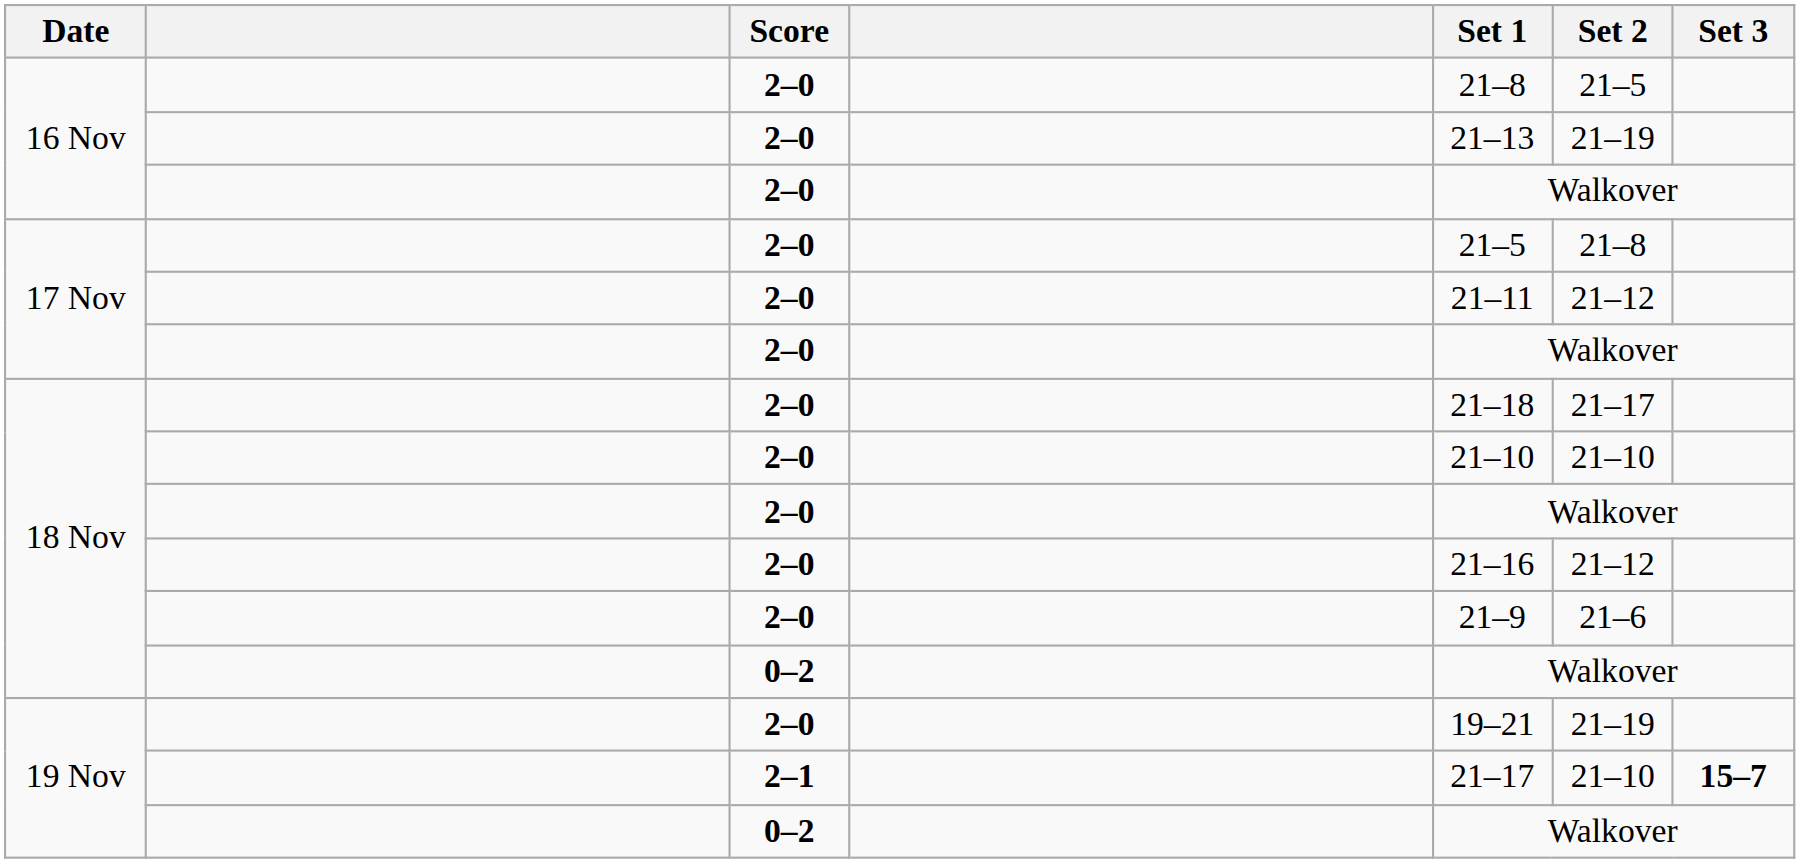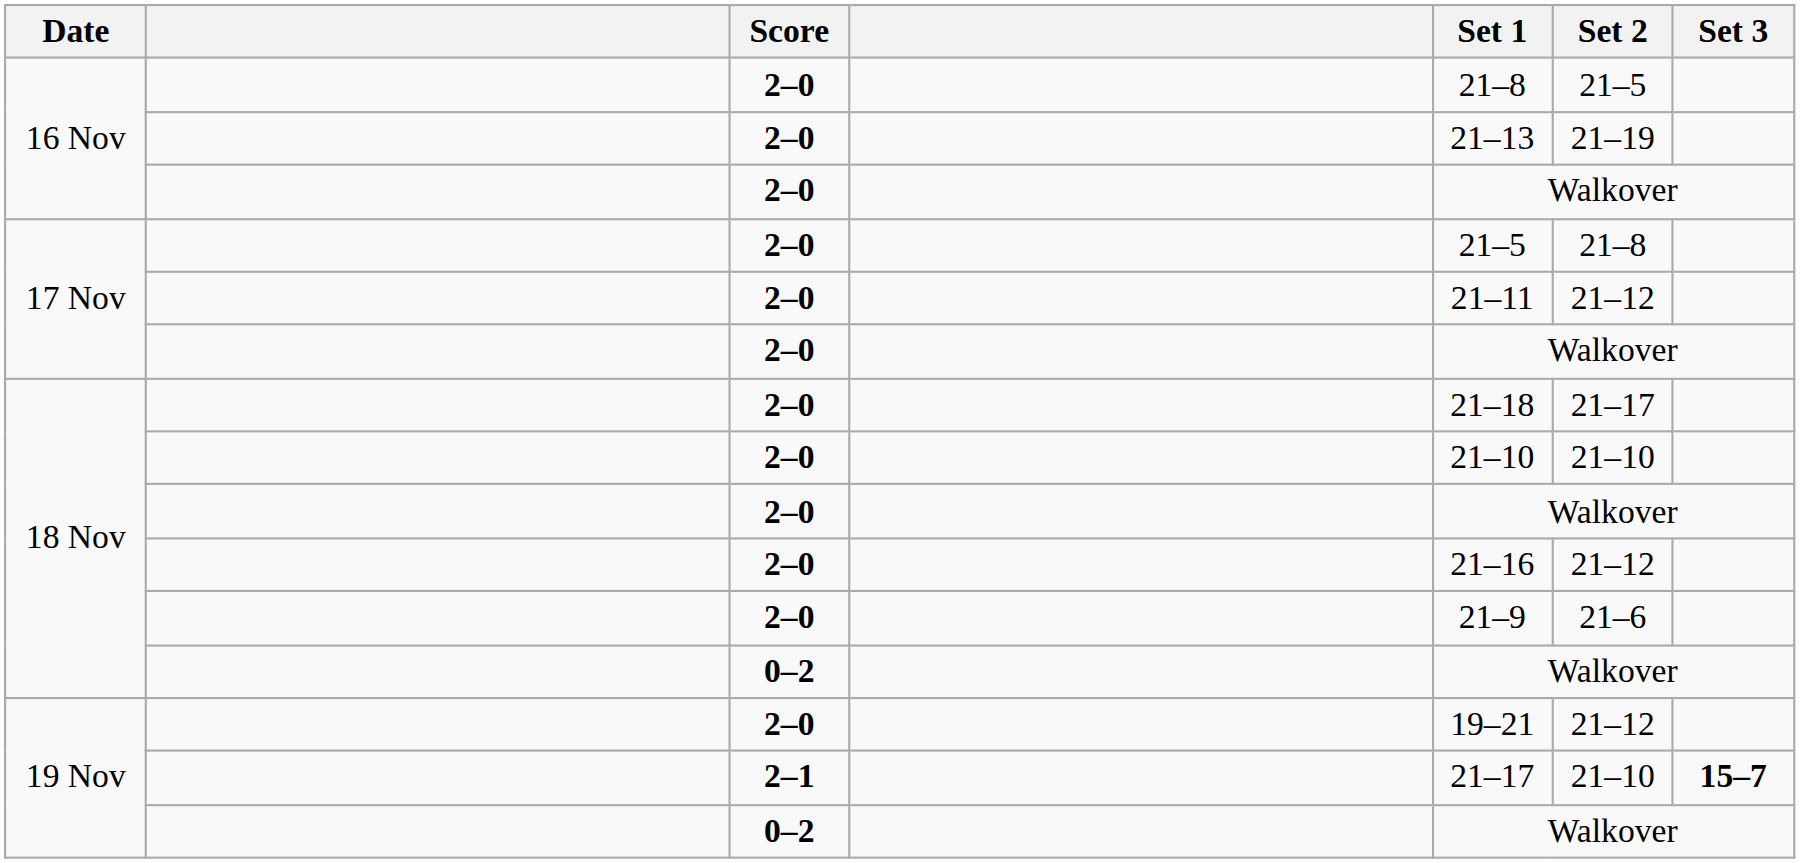(1613, 723) 21–19 -> (1613, 723) 21–12
